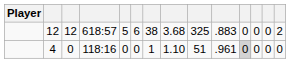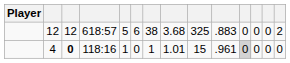(71, 49) normal -> (71, 49) bold
(125, 49) 0 -> (125, 49) 1
(174, 49) 1.10 -> (174, 49) 1.01
(200, 49) 51 -> (200, 49) 15
